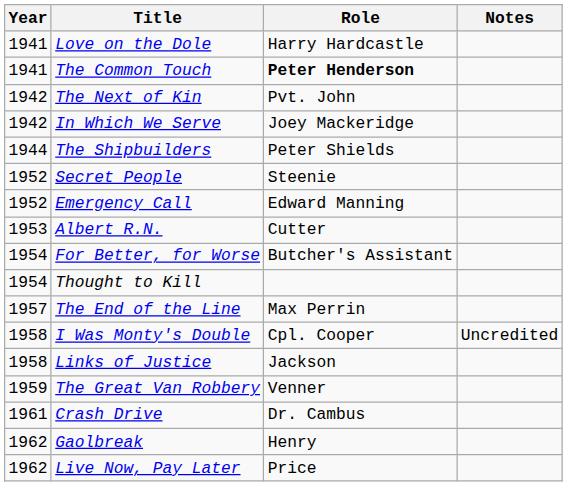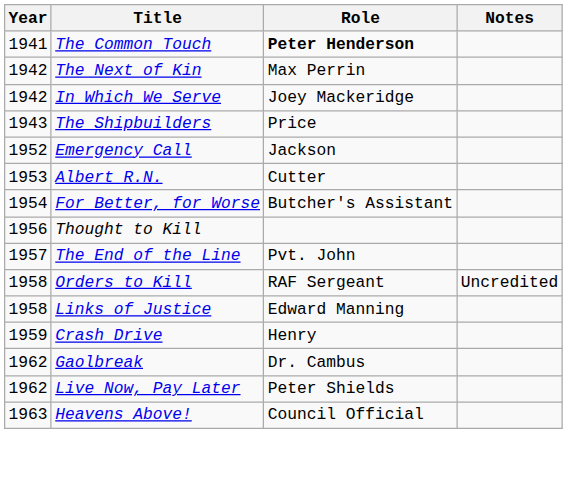- row: (133, 44)
(312, 97) Pvt. John -> (317, 71) Max Perrin
(28, 150) 1944 -> (28, 124) 1943
(331, 150) Peter Shields -> (292, 124) Price
- row: (119, 177)
(336, 203) Edward Manning -> (302, 150) Jackson
(28, 283) 1954 -> (28, 230) 1956
(317, 309) Max Perrin -> (312, 256) Pvt. John
+ row: (124, 283)
- row: (153, 336)
(302, 362) Jackson -> (336, 309) Edward Manning
- row: (158, 389)
(28, 415) 1961 -> (28, 336) 1959
(317, 415) Dr. Cambus -> (292, 336) Henry
(292, 442) Henry -> (317, 362) Dr. Cambus
(292, 468) Price -> (331, 389) Peter Shields
+ row: (124, 415)
